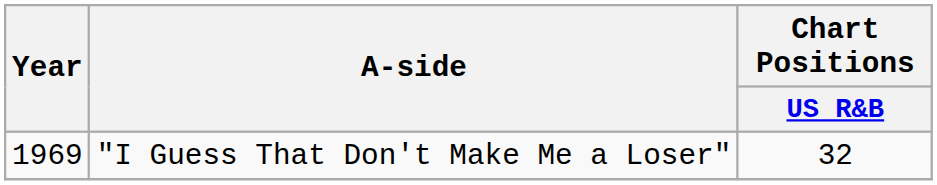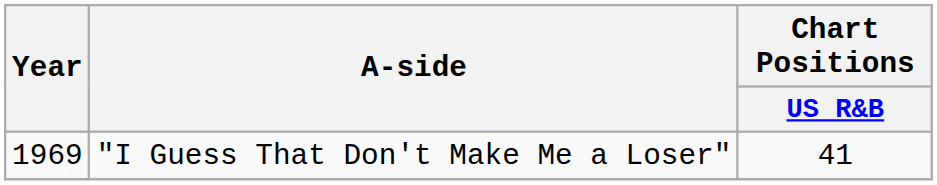(835, 156) 32 -> (835, 156) 41
